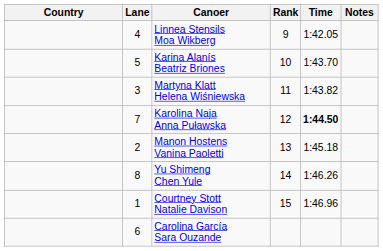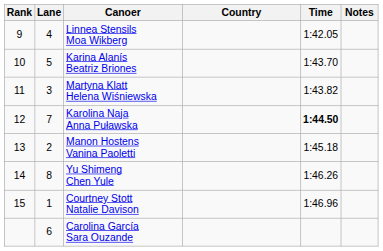columns swapped: (286, 12) <-> (64, 12)
